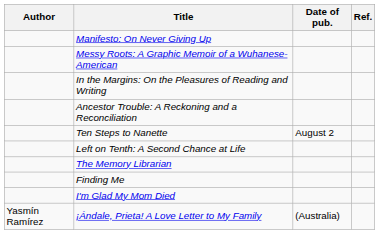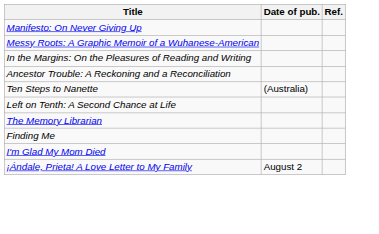- column: (39, 17)
(315, 133) August 2 -> (286, 89) (Australia)
(318, 216) (Australia) -> (283, 167) August 2
